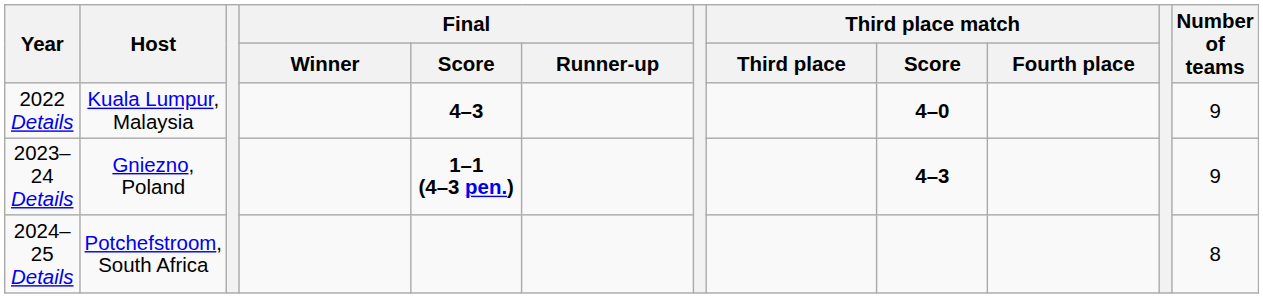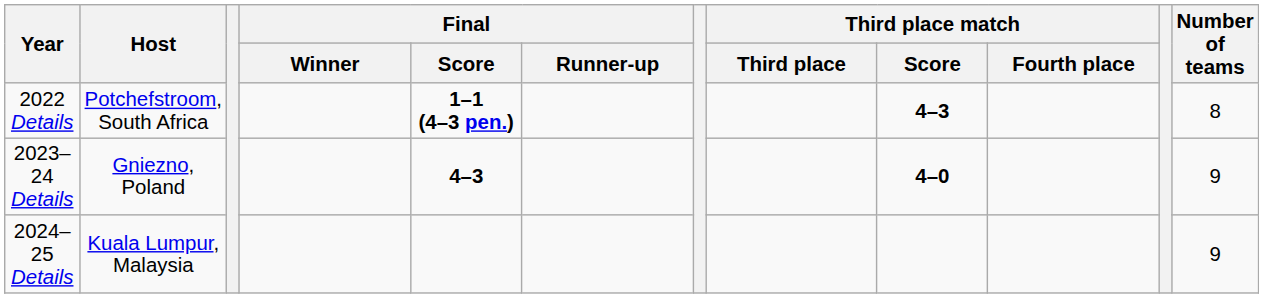(153, 110) Kuala Lumpur, Malaysia -> (153, 110) Potchefstroom, South Africa
(466, 110) 4–3 -> (466, 110) 1–1 (4–3 pen.)
(932, 110) 4–0 -> (932, 110) 4–3
(1215, 110) 9 -> (1215, 110) 8
(466, 177) 1–1 (4–3 pen.) -> (466, 177) 4–3
(932, 177) 4–3 -> (932, 177) 4–0
(153, 254) Potchefstroom, South Africa -> (153, 254) Kuala Lumpur, Malaysia
(1215, 254) 8 -> (1215, 254) 9
